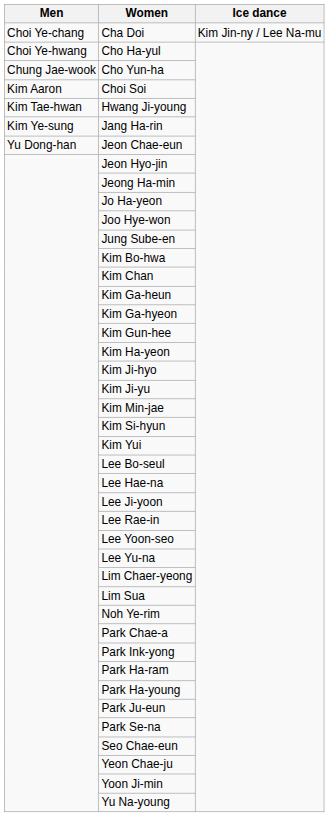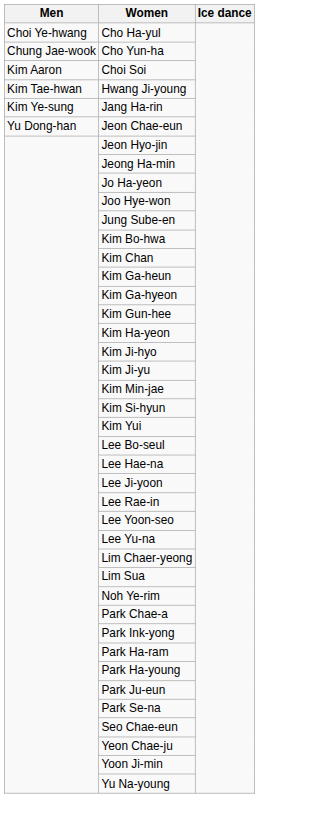- row: (123, 32)
